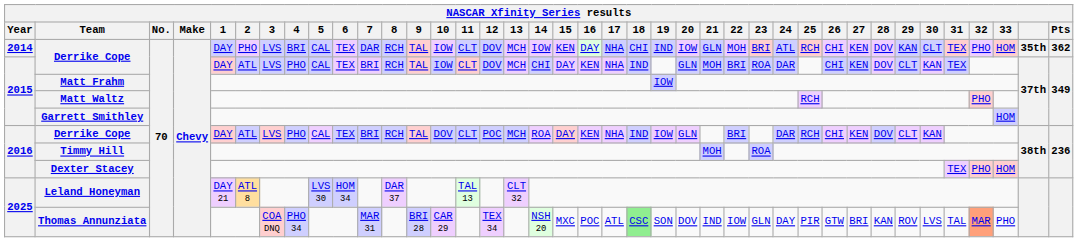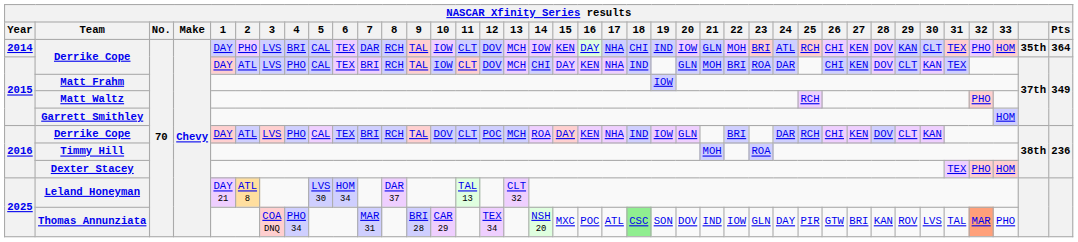(1061, 48) 362 -> (1061, 48) 364
